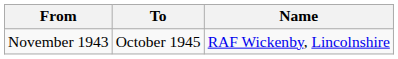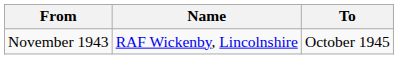columns swapped: (158, 16) <-> (299, 16)
